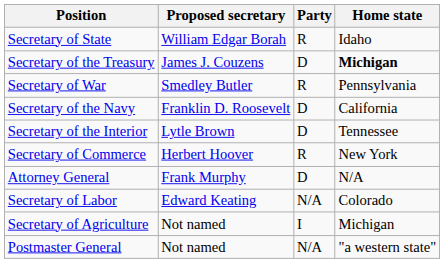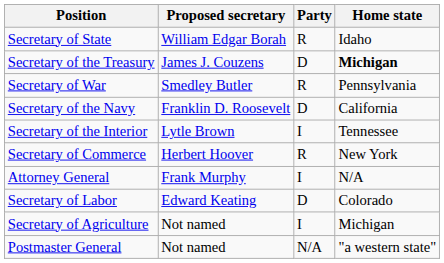(302, 131) D -> (299, 131) I
(302, 177) D -> (299, 177) I
(310, 200) N/A -> (302, 200) D
